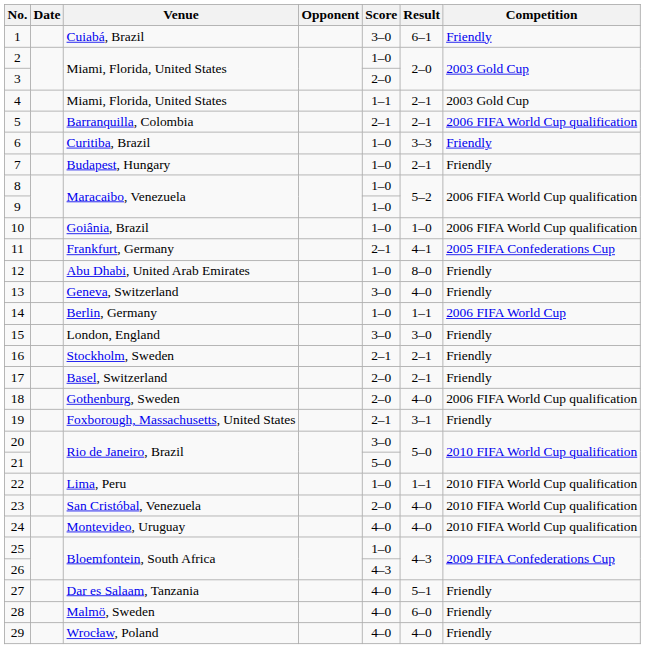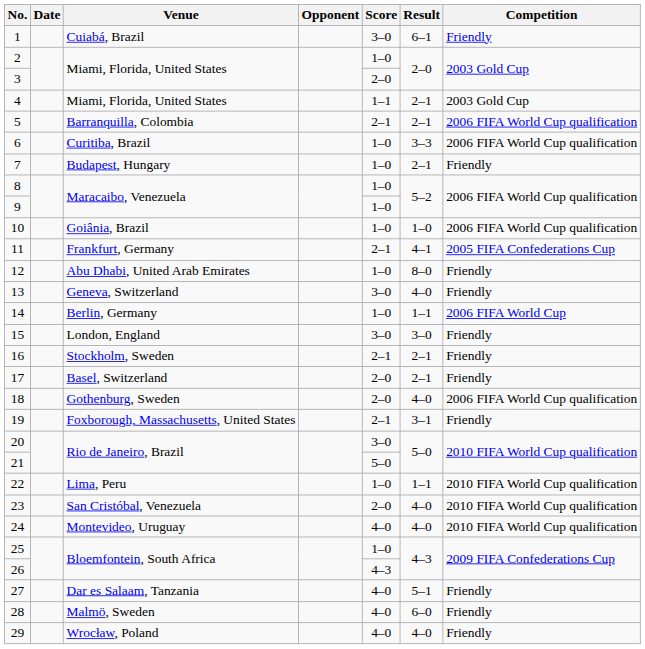(469, 143) Friendly -> (542, 143) 2006 FIFA World Cup qualification
